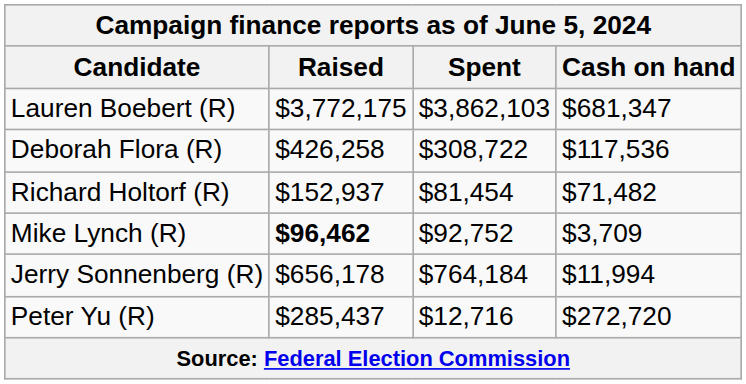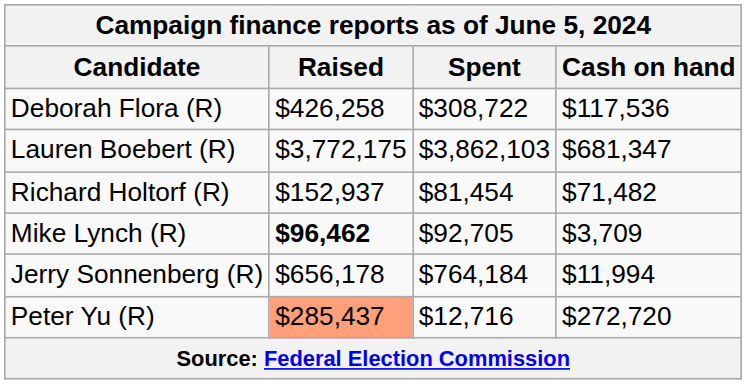rows swapped: (123, 108) <-> (117, 150)
(466, 233) $92,752 -> (466, 233) $92,705
(330, 316) no background -> (330, 316) lightsalmon background
